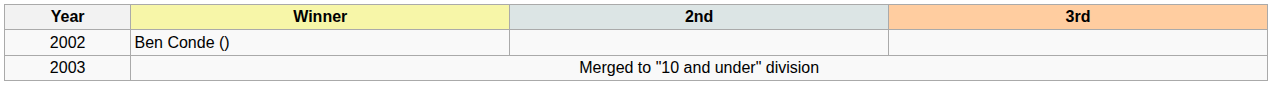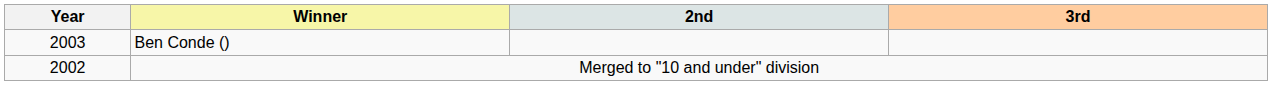(68, 42) 2002 -> (68, 42) 2003
(68, 67) 2003 -> (68, 67) 2002
